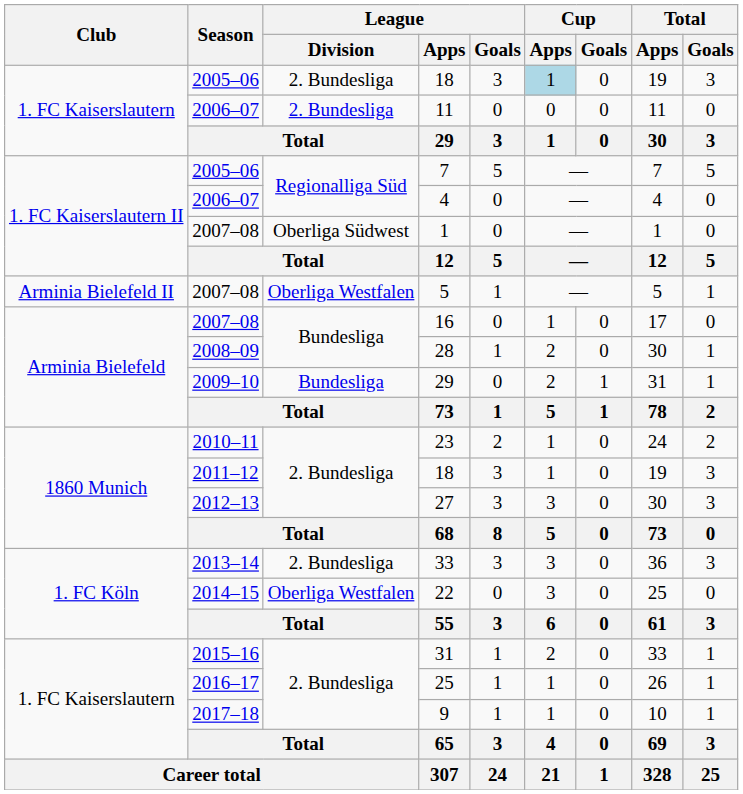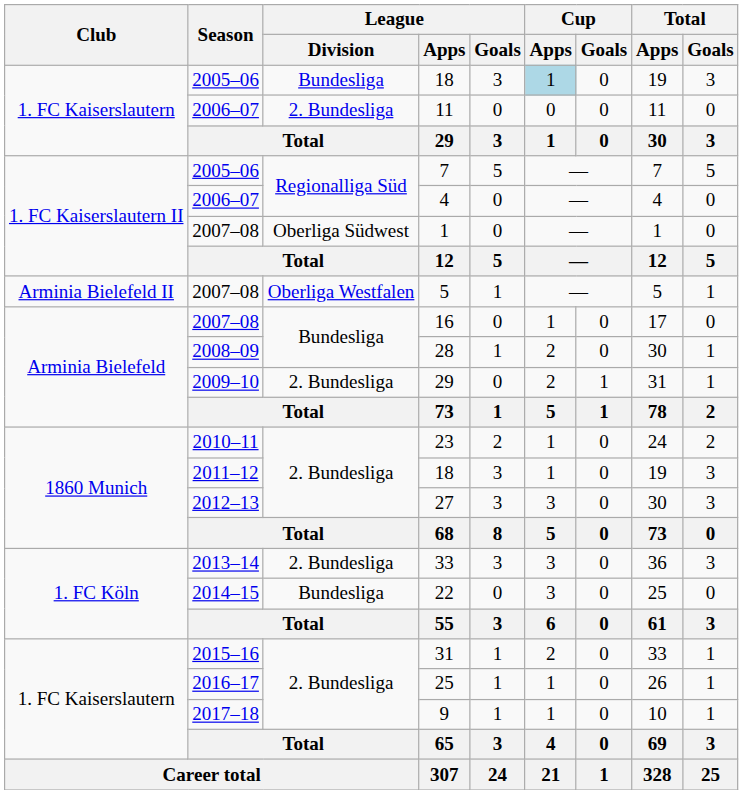(341, 79) 2. Bundesliga -> (341, 79) Bundesliga
(341, 381) Bundesliga -> (341, 381) 2. Bundesliga
(341, 593) Oberliga Westfalen -> (341, 593) Bundesliga
